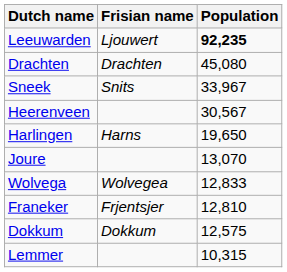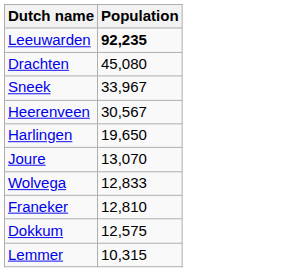- column: (147, 16)
